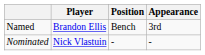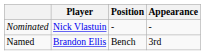rows swapped: (20, 27) <-> (28, 42)
